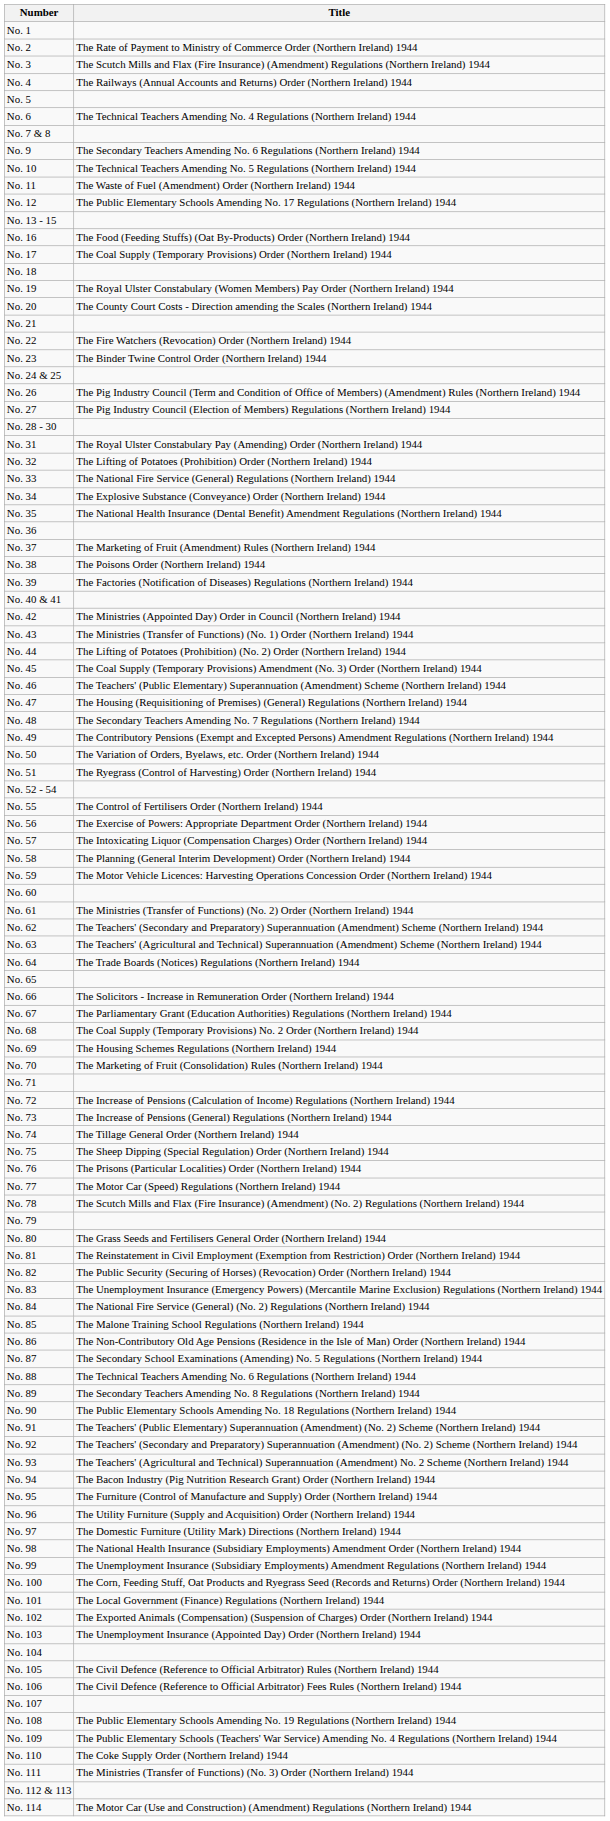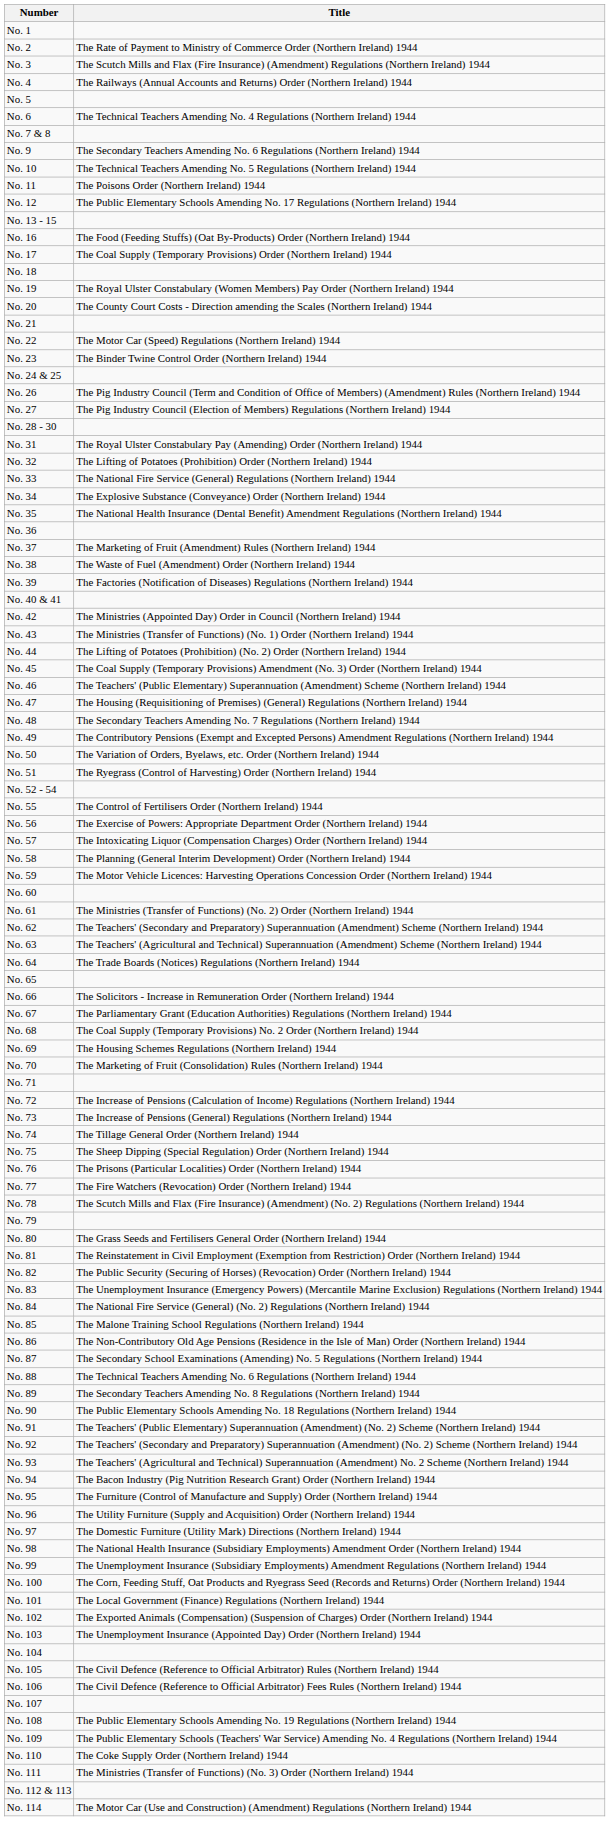(216, 185) The Waste of Fuel (Amendment) Order (Northern Ireland) 1944 -> (171, 185) The Poisons Order (Northern Ireland) 1944
(214, 340) The Fire Watchers (Revocation) Order (Northern Ireland) 1944 -> (208, 340) The Motor Car (Speed) Regulations (Northern Ireland) 1944
(171, 565) The Poisons Order (Northern Ireland) 1944 -> (216, 565) The Waste of Fuel (Amendment) Order (Northern Ireland) 1944
(208, 1186) The Motor Car (Speed) Regulations (Northern Ireland) 1944 -> (214, 1186) The Fire Watchers (Revocation) Order (Northern Ireland) 1944
